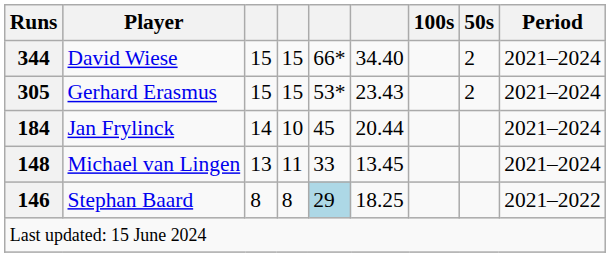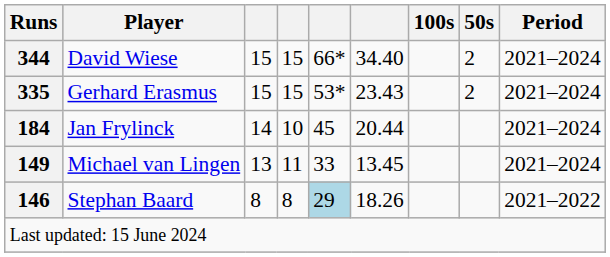(34, 93) 305 -> (34, 93) 335
(34, 164) 148 -> (34, 164) 149
(380, 199) 18.25 -> (380, 199) 18.26
